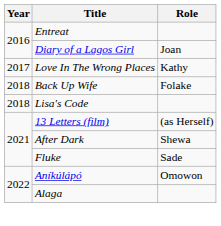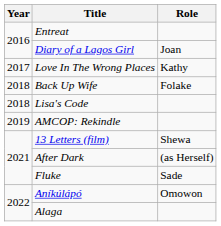+ row: (78, 121)
(187, 121) (as Herself) -> (175, 139) Shewa
(175, 139) Shewa -> (187, 157) (as Herself)
